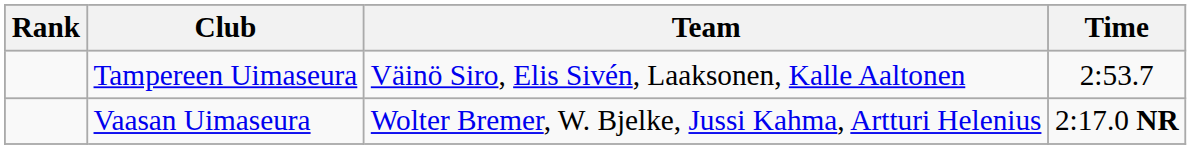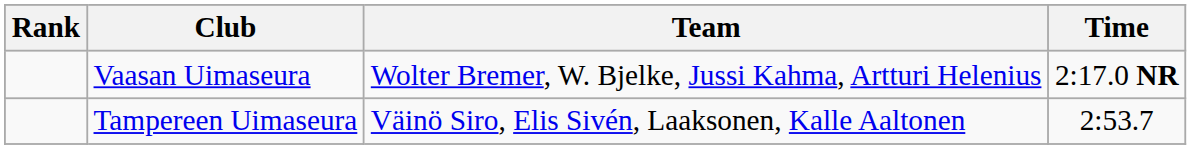rows swapped: (202, 120) <-> (225, 74)
